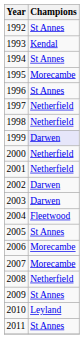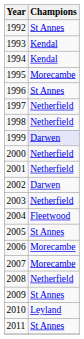(47, 59) St Annes -> (44, 59) Kendal
(45, 200) Darwen -> (52, 200) Netherfield
